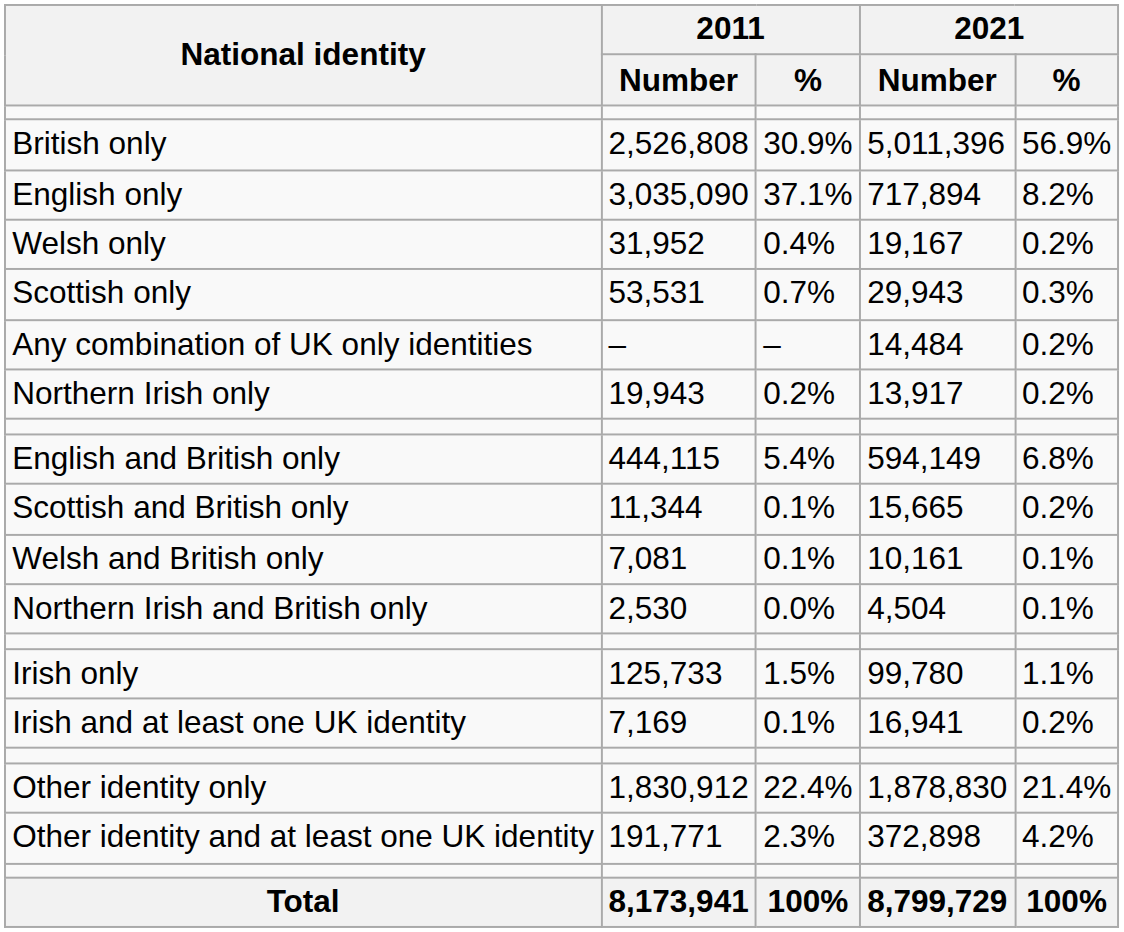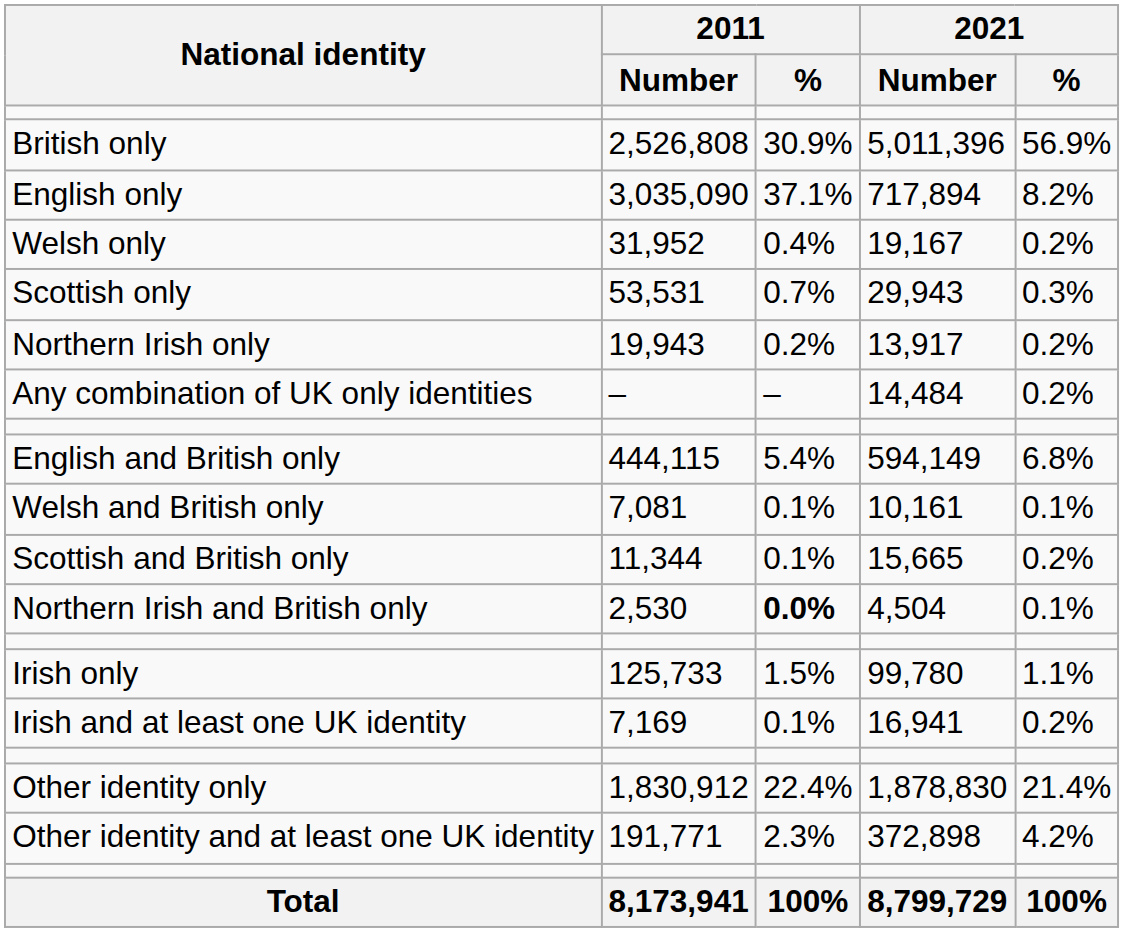rows swapped: (141, 393) <-> (272, 343)
rows swapped: (168, 558) <-> (180, 508)
(799, 608) normal -> (799, 608) bold
